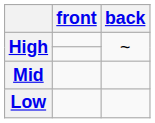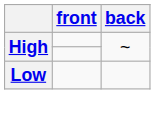- row: (28, 74)
